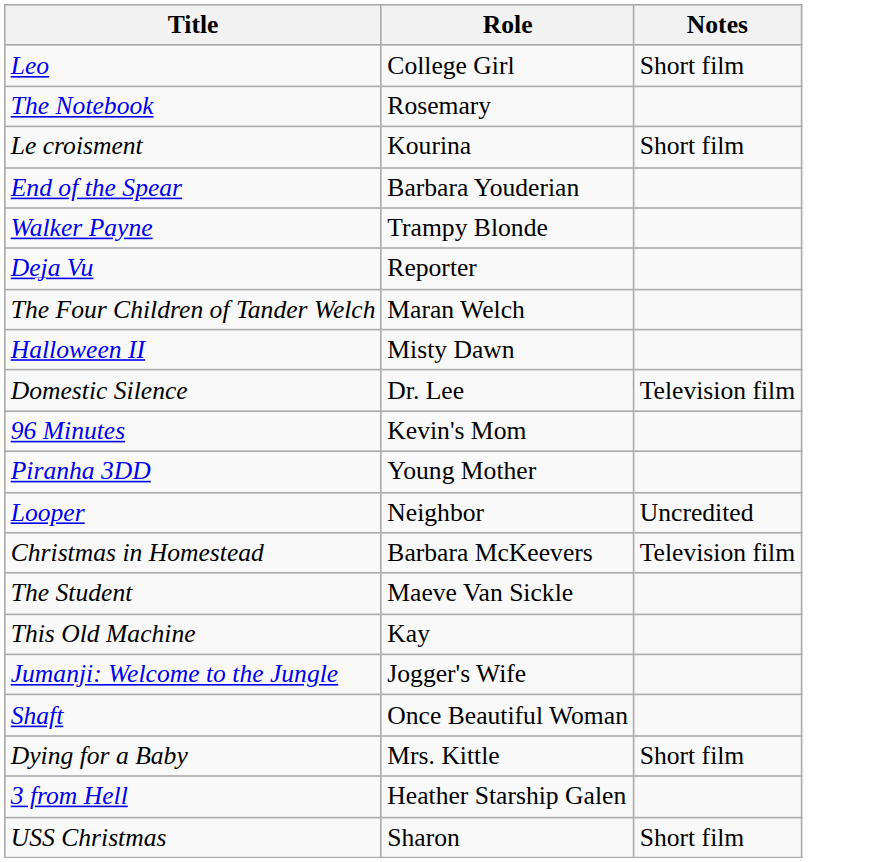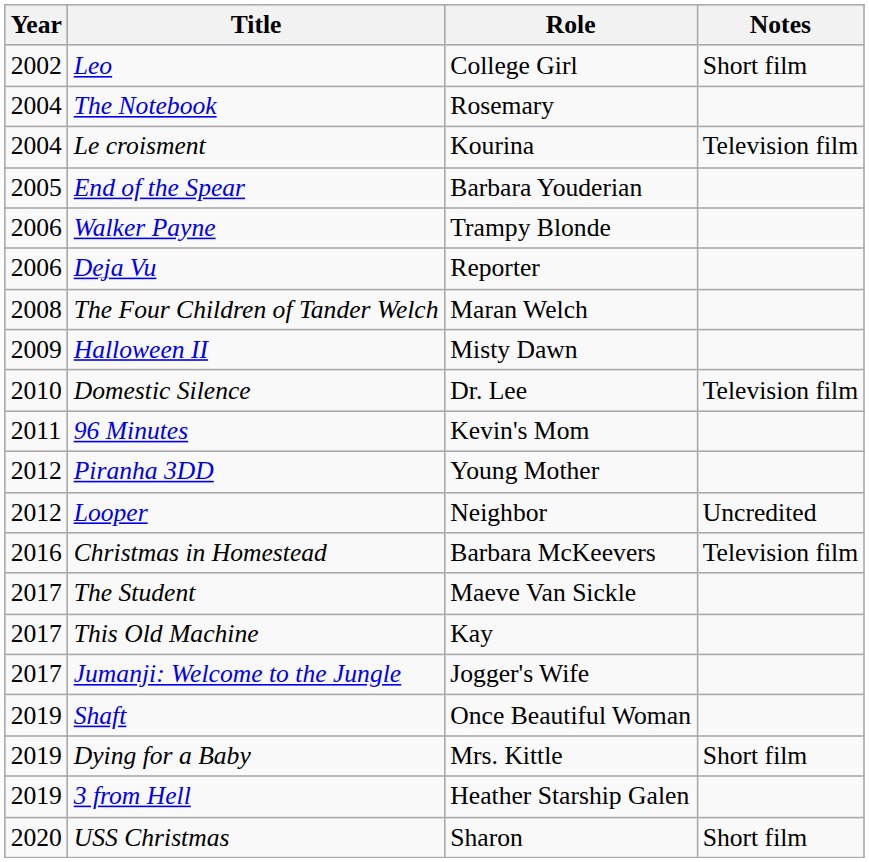+ column: (36, 24)
(692, 146) Short film -> (780, 146) Television film
